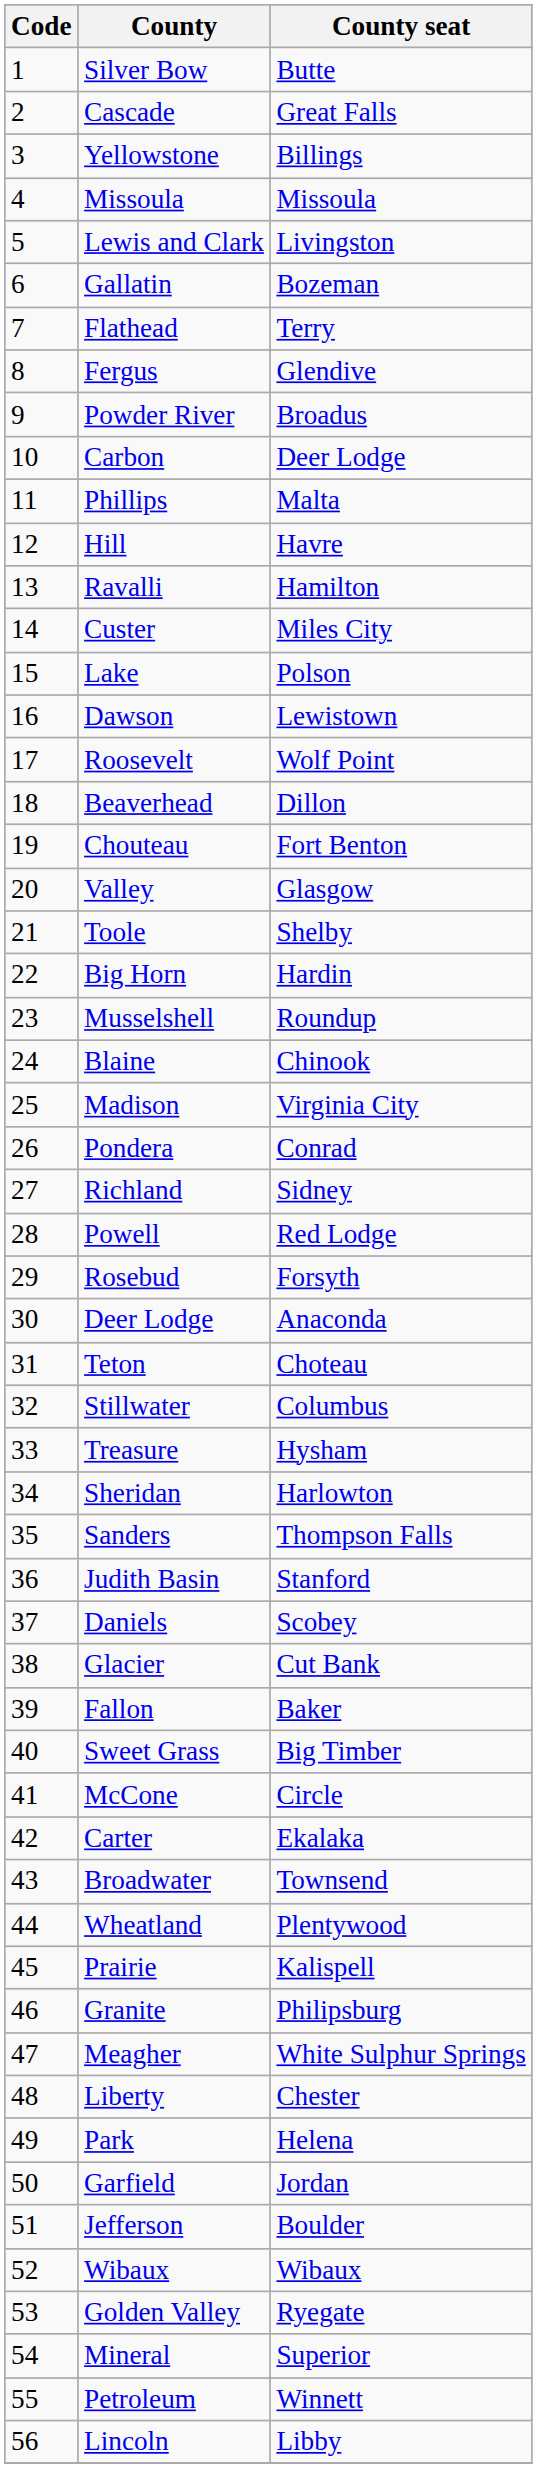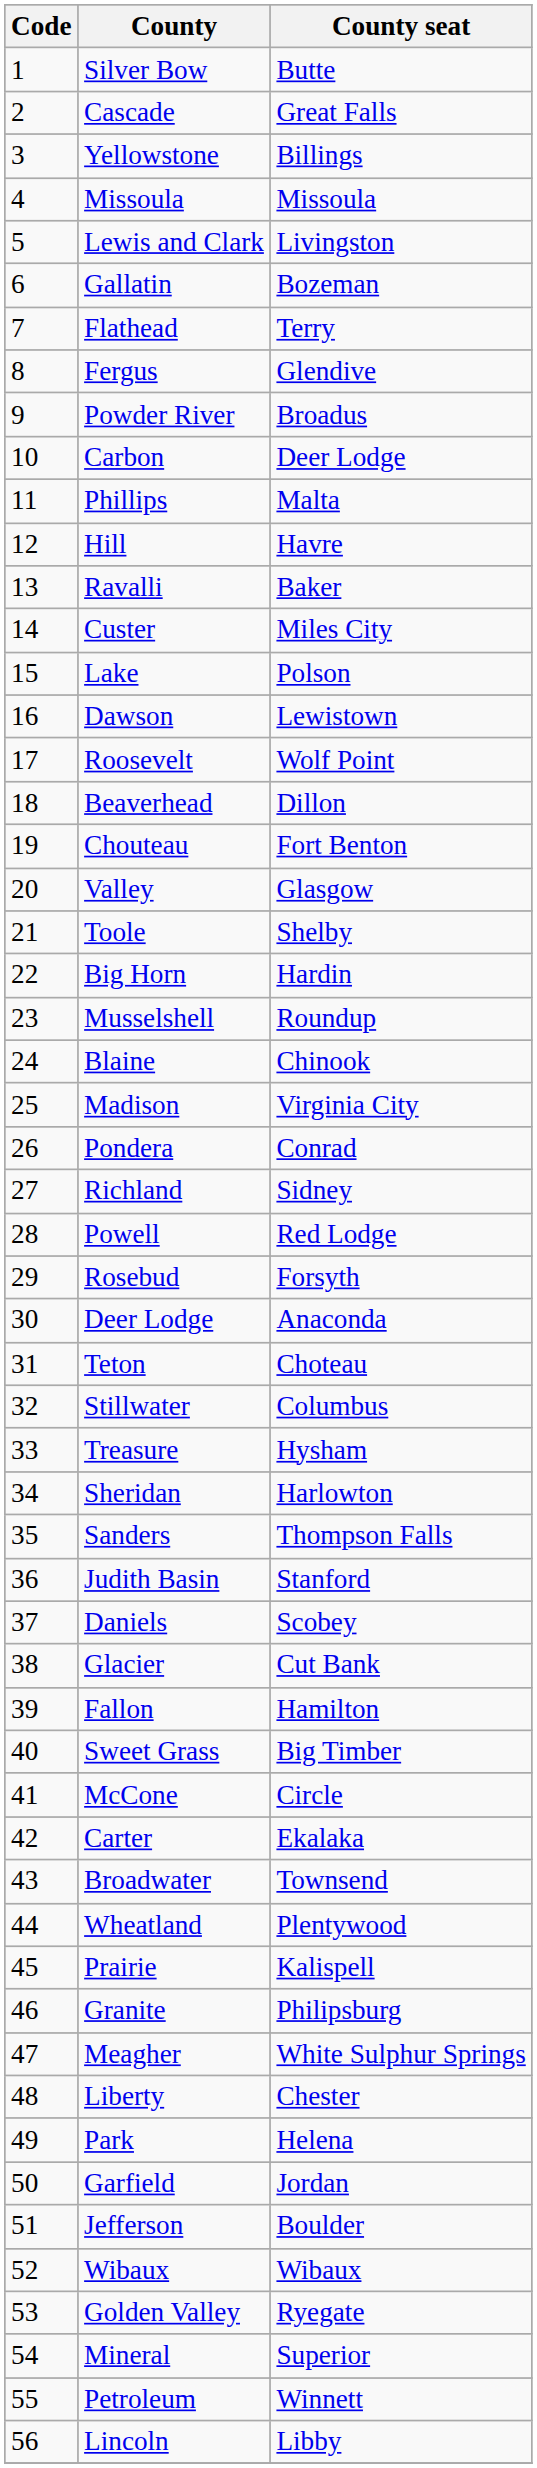(328, 586) Hamilton -> (309, 586) Baker
(309, 1708) Baker -> (328, 1708) Hamilton
